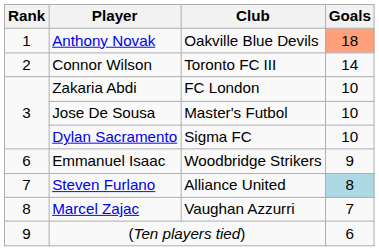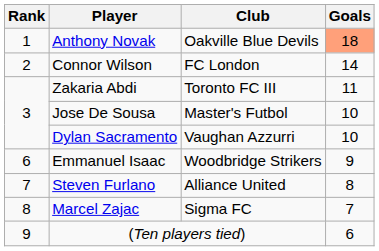(230, 64) Toronto FC III -> (222, 64) FC London
(222, 88) FC London -> (230, 88) Toronto FC III
(350, 88) 10 -> (350, 88) 11
(218, 137) Sigma FC -> (239, 137) Vaughan Azzurri
(350, 185) lightblue background -> (350, 185) no background
(239, 209) Vaughan Azzurri -> (218, 209) Sigma FC
